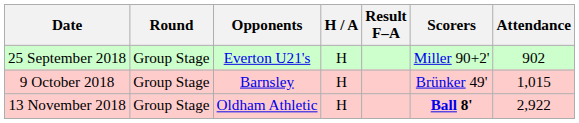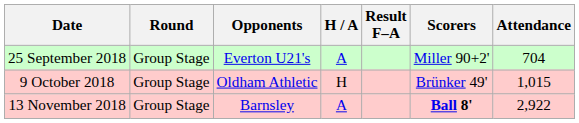(341, 57) H -> (341, 57) A
(534, 57) 902 -> (534, 57) 704
(267, 81) Barnsley -> (267, 81) Oldham Athletic
(267, 105) Oldham Athletic -> (267, 105) Barnsley
(341, 105) H -> (341, 105) A
